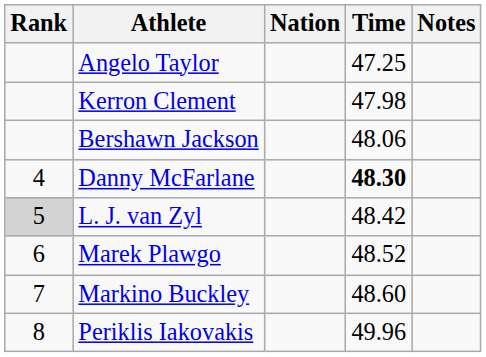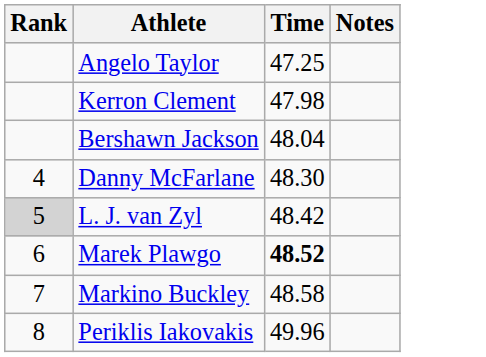- column: (305, 23)
(379, 139) 48.06 -> (297, 139) 48.04
(379, 178) bold -> (297, 178) normal
(379, 255) normal -> (297, 255) bold
(379, 293) 48.60 -> (297, 293) 48.58
